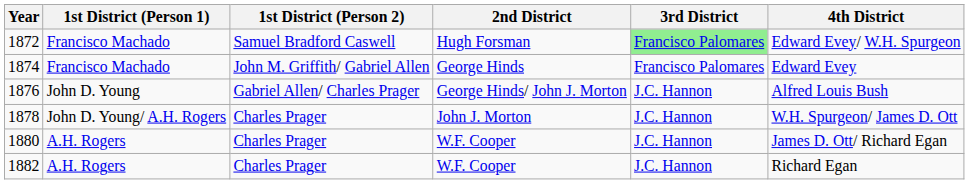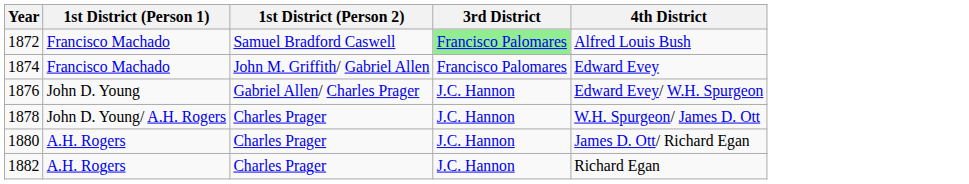- column: (532, 16)
(866, 41) Edward Evey/ W.H. Spurgeon -> (633, 41) Alfred Louis Bush
(830, 91) Alfred Louis Bush -> (669, 91) Edward Evey/ W.H. Spurgeon
